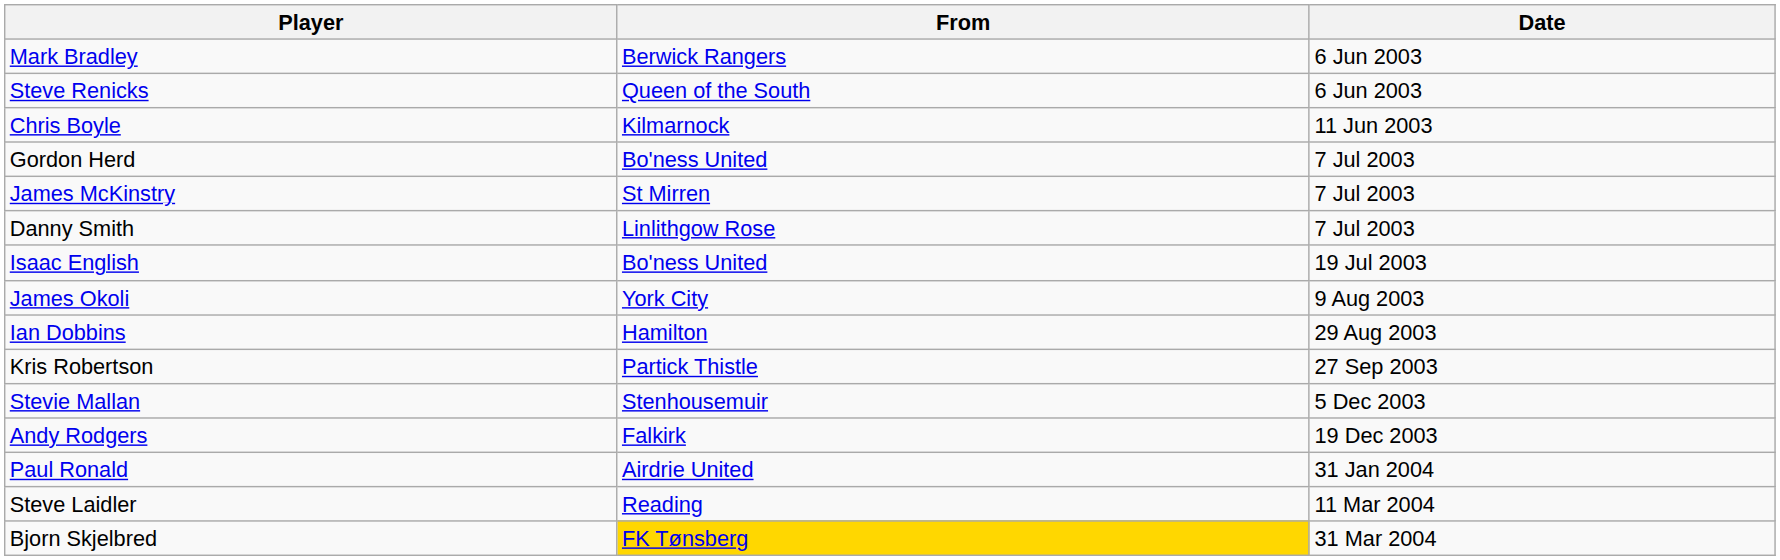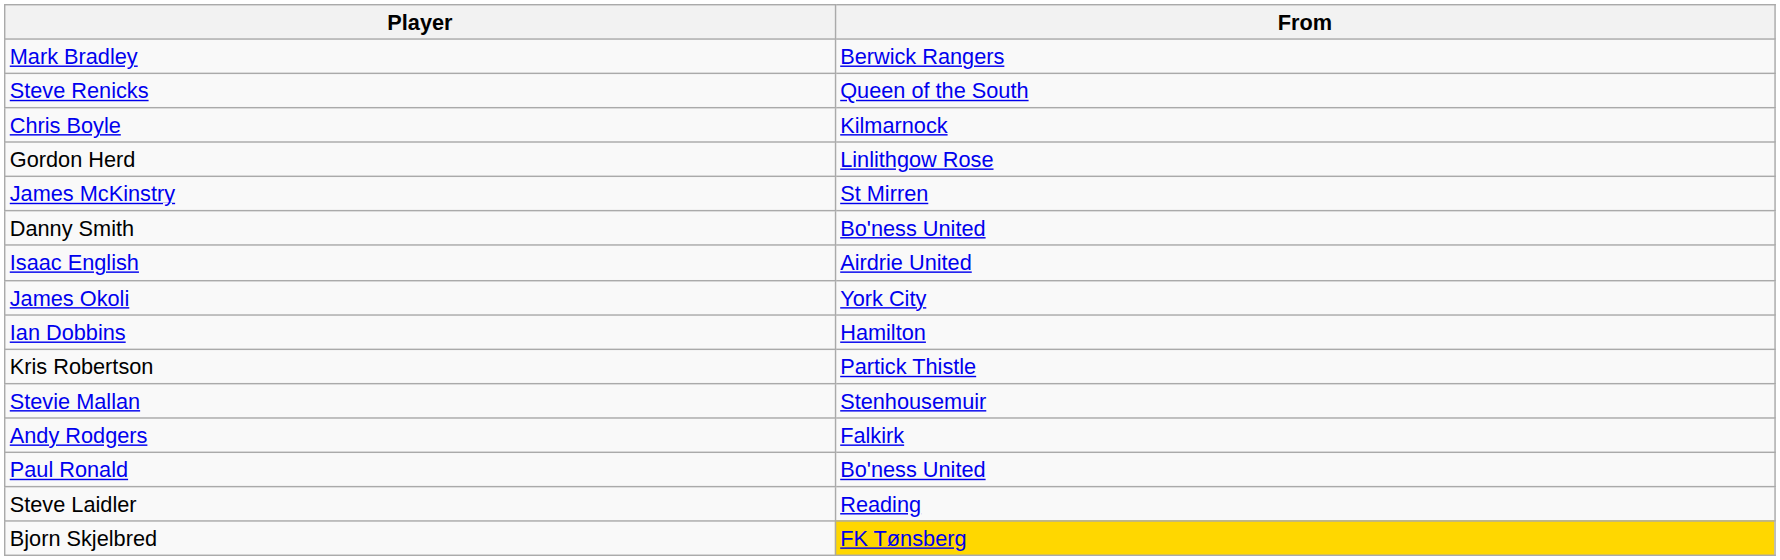- column: (1542, 22)
(695, 160) Bo'ness United -> (917, 160) Linlithgow Rose
(699, 229) Linlithgow Rose -> (913, 229) Bo'ness United
(695, 263) Bo'ness United -> (906, 263) Airdrie United
(688, 469) Airdrie United -> (913, 469) Bo'ness United
